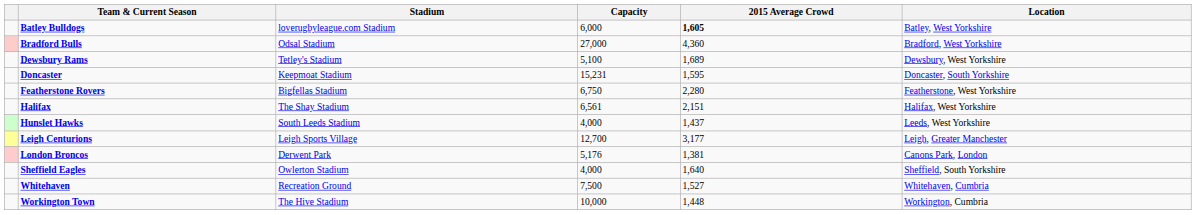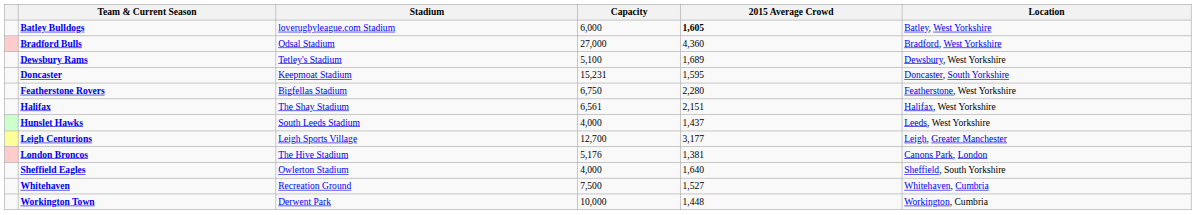(305, 154) Derwent Park -> (313, 154) The Hive Stadium
(313, 202) The Hive Stadium -> (305, 202) Derwent Park
